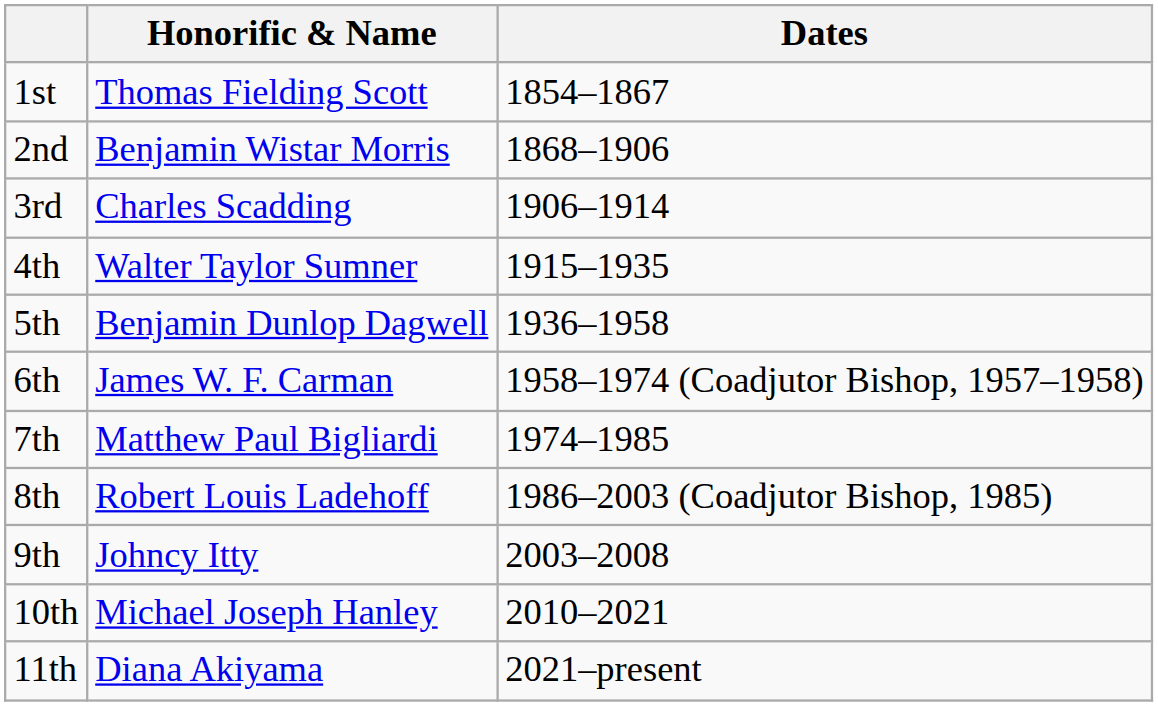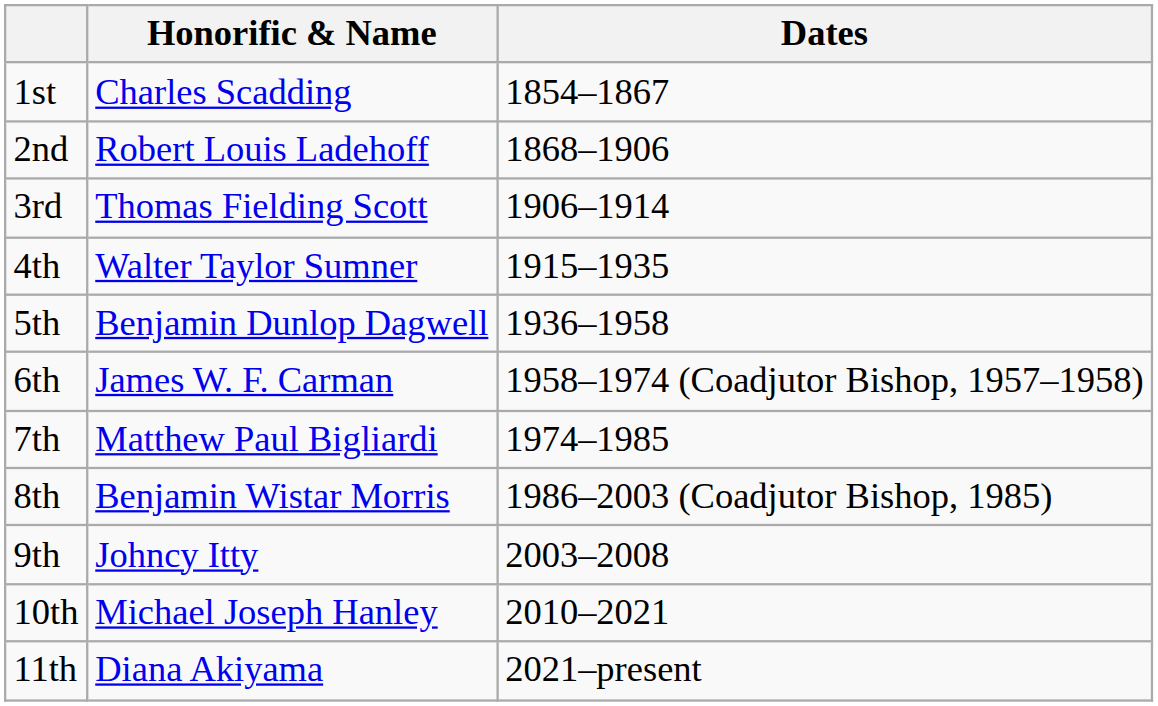(261, 91) Thomas Fielding Scott -> (223, 91) Charles Scadding
(272, 149) Benjamin Wistar Morris -> (262, 149) Robert Louis Ladehoff
(223, 206) Charles Scadding -> (261, 206) Thomas Fielding Scott
(262, 496) Robert Louis Ladehoff -> (272, 496) Benjamin Wistar Morris
